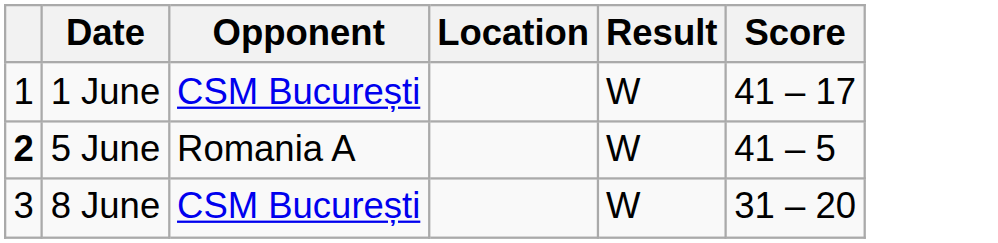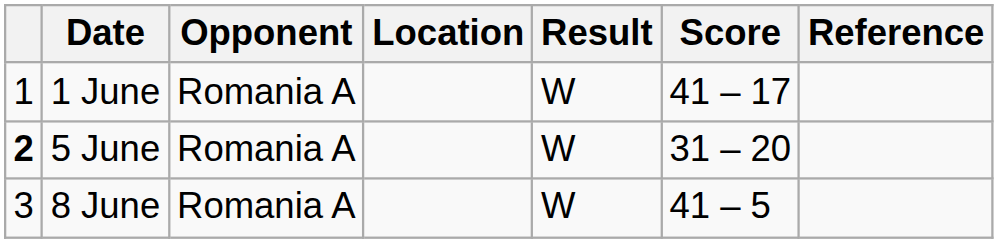+ column: (896, 33)
(299, 91) CSM București -> (266, 91) Romania A
(785, 149) 41 – 5 -> (730, 149) 31 – 20
(299, 206) CSM București -> (266, 206) Romania A
(795, 206) 31 – 20 -> (720, 206) 41 – 5
